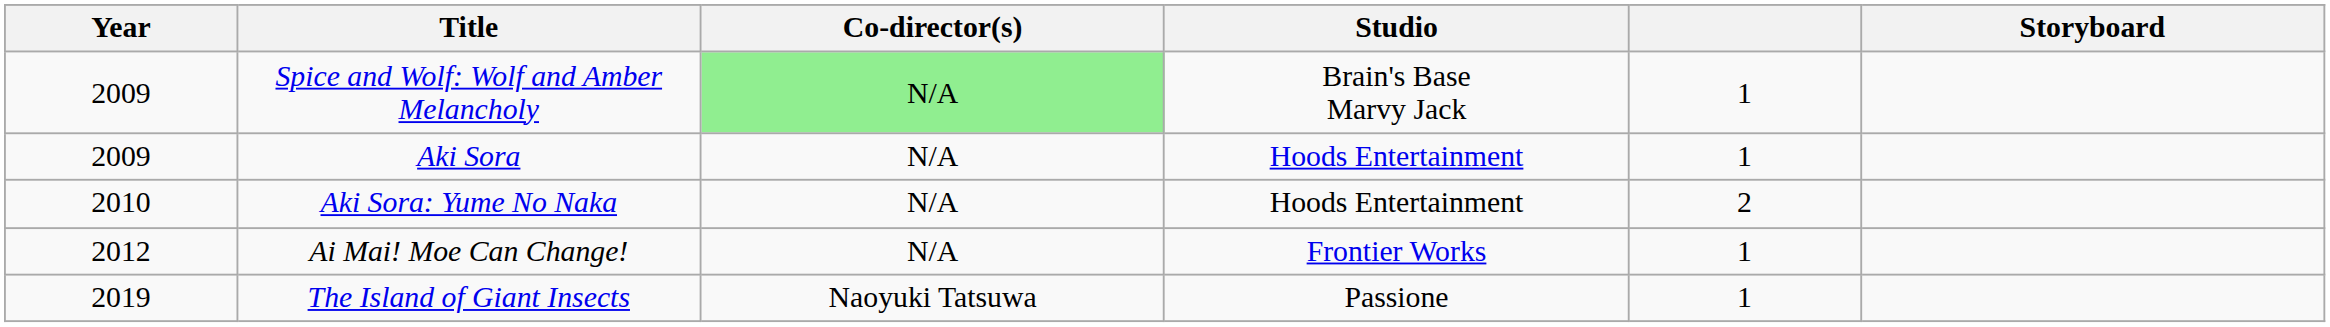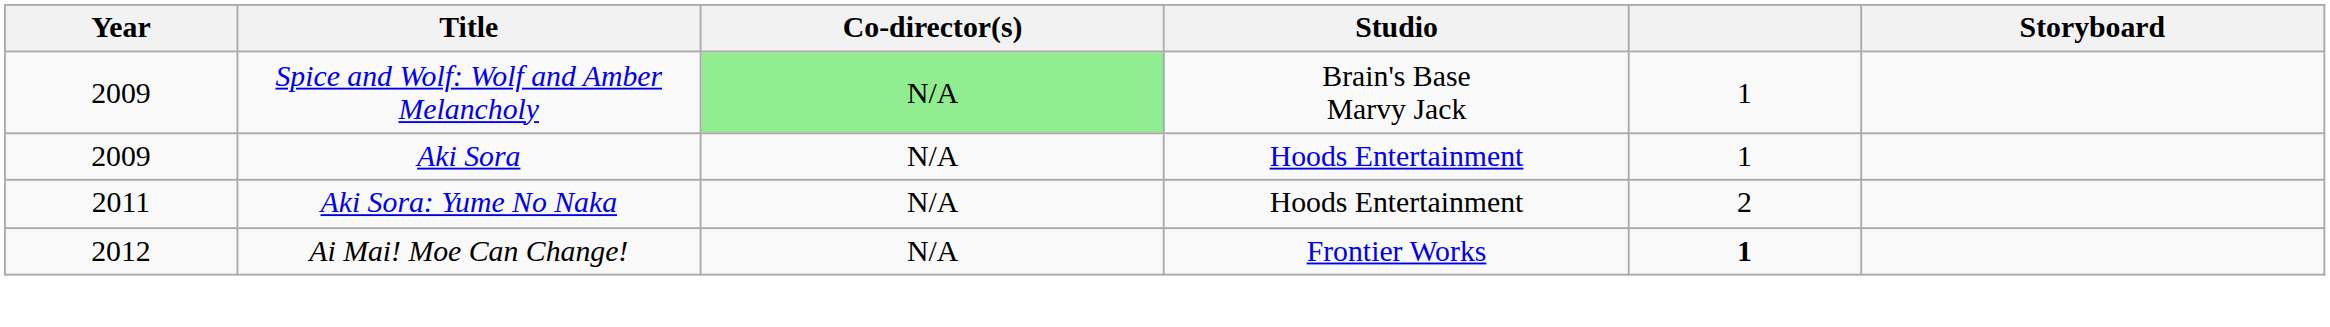(121, 203) 2010 -> (121, 203) 2011
(1744, 250) normal -> (1744, 250) bold
- row: (469, 297)
